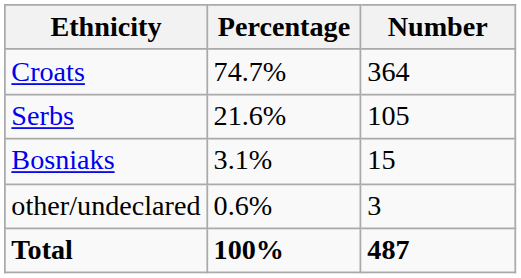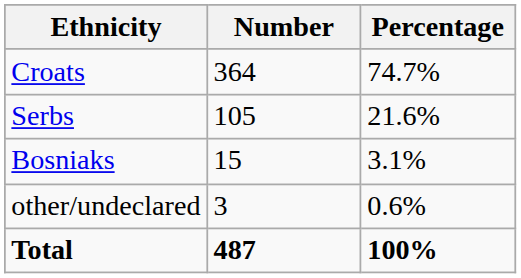columns swapped: (438, 26) <-> (284, 26)
